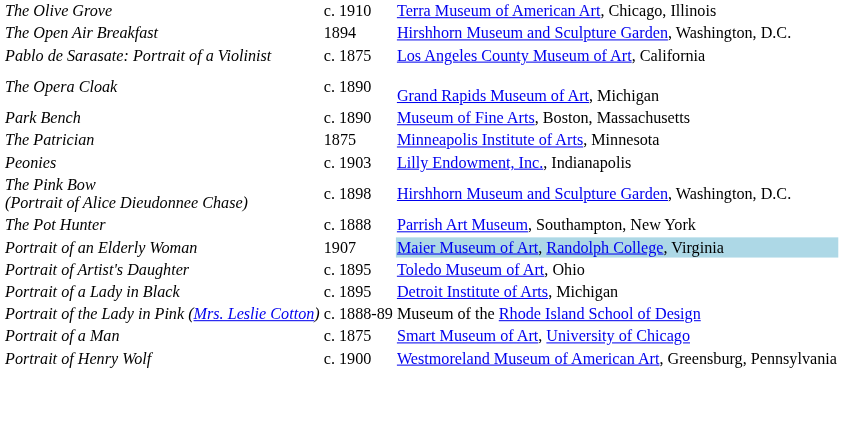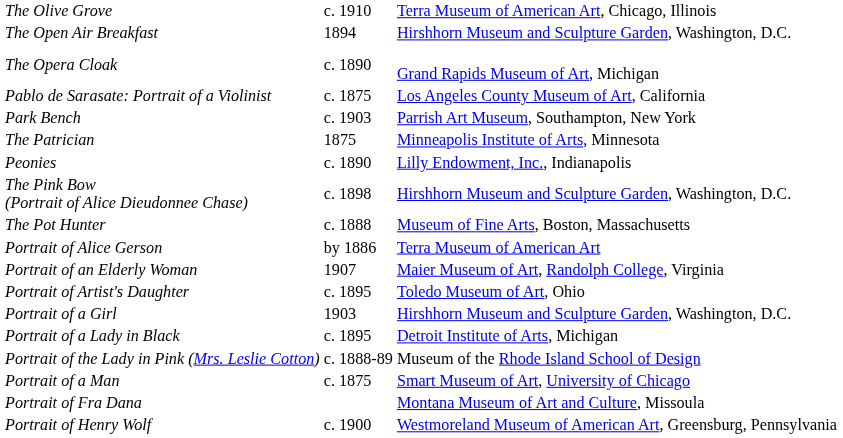rows swapped: (61, 86) <-> (138, 55)
(348, 118) c. 1890 -> (348, 118) c. 1903
(543, 118) Museum of Fine Arts, Boston, Massachusetts -> (546, 118) Parrish Art Museum, Southampton, New York
(348, 162) c. 1903 -> (348, 162) c. 1890
(546, 225) Parrish Art Museum, Southampton, New York -> (543, 225) Museum of Fine Arts, Boston, Massachusetts
+ row: (84, 247)
(560, 247) lightblue background -> (560, 269) no background
+ row: (61, 314)
+ row: (73, 402)
